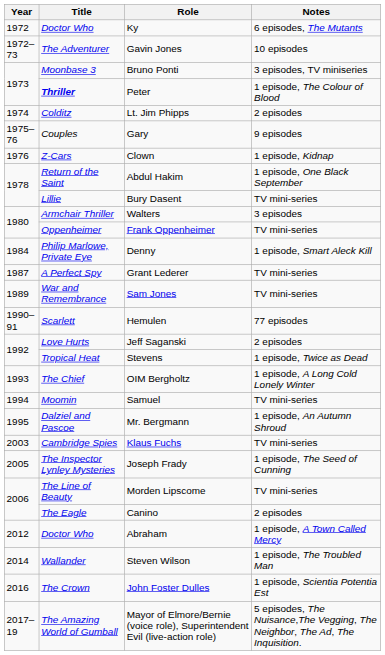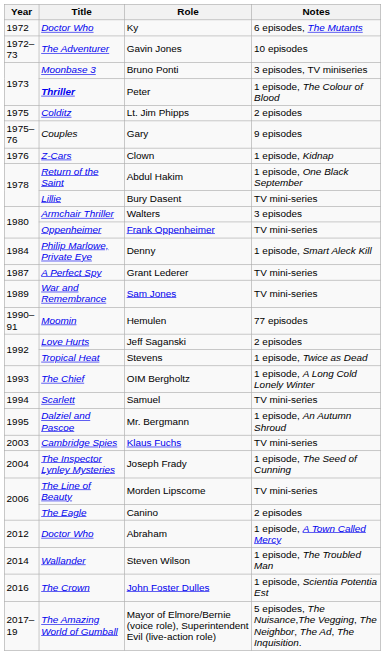(18, 113) 1974 -> (18, 113) 1975
(58, 320) Scarlett -> (59, 320) Moomin
(59, 400) Moomin -> (58, 400) Scarlett
(18, 464) 2005 -> (18, 464) 2004
